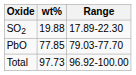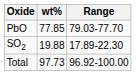rows swapped: (16, 29) <-> (17, 46)
